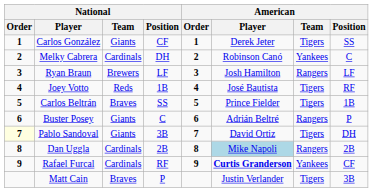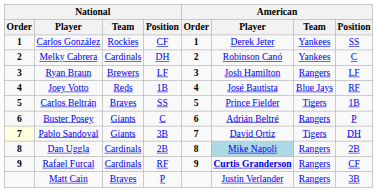(123, 42) Giants -> (123, 42) Rockies
(312, 42) Tigers -> (315, 42) Yankees
(312, 88) Tigers -> (315, 88) Blue Jays
(312, 164) Yankees -> (315, 164) Rangers
(312, 179) Tigers -> (315, 179) Rangers
